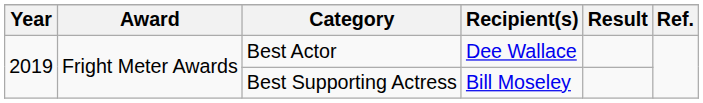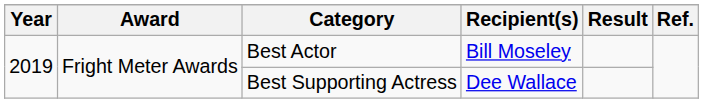(521, 51) Dee Wallace -> (518, 51) Bill Moseley
(518, 82) Bill Moseley -> (521, 82) Dee Wallace
